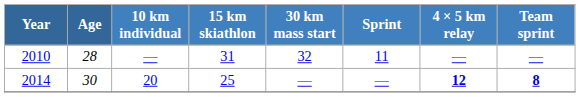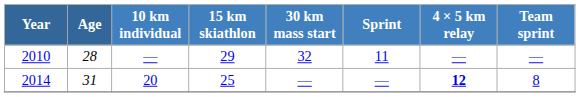(227, 56) 31 -> (227, 56) 29
(90, 80) 30 -> (90, 80) 31
(536, 80) bold -> (536, 80) normal
